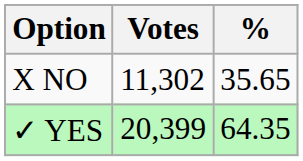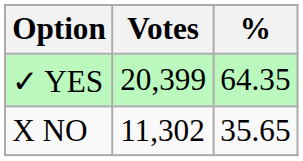rows swapped: (58, 130) <-> (50, 78)
